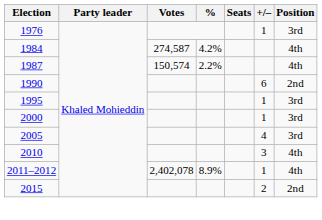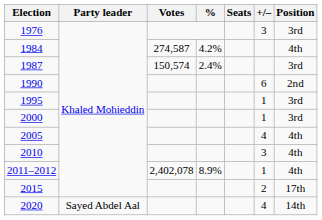(264, 30) 1 -> (264, 30) 3
(210, 65) 2.2% -> (210, 65) 2.4%
(295, 65) 4th -> (295, 65) 3rd
(295, 135) 3rd -> (295, 135) 4th
(295, 188) 2nd -> (295, 188) 17th
+ row: (32, 205)
